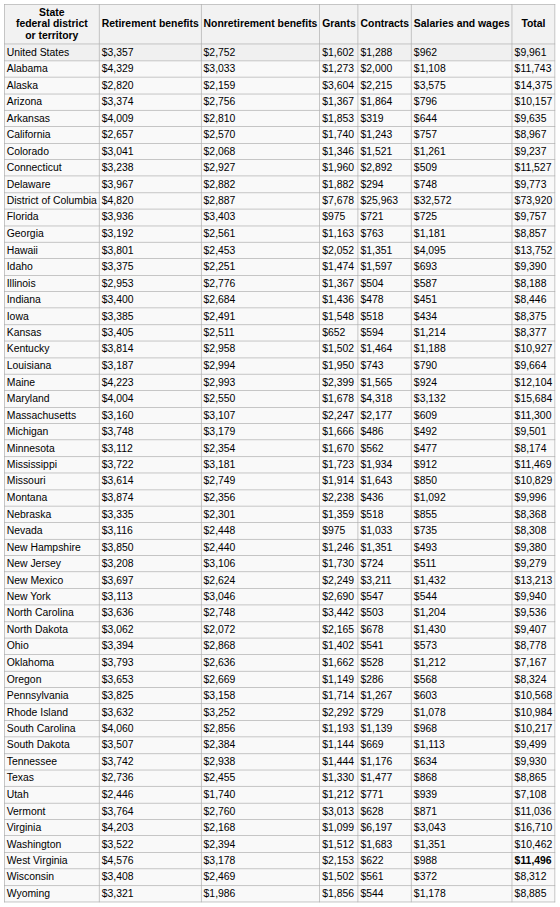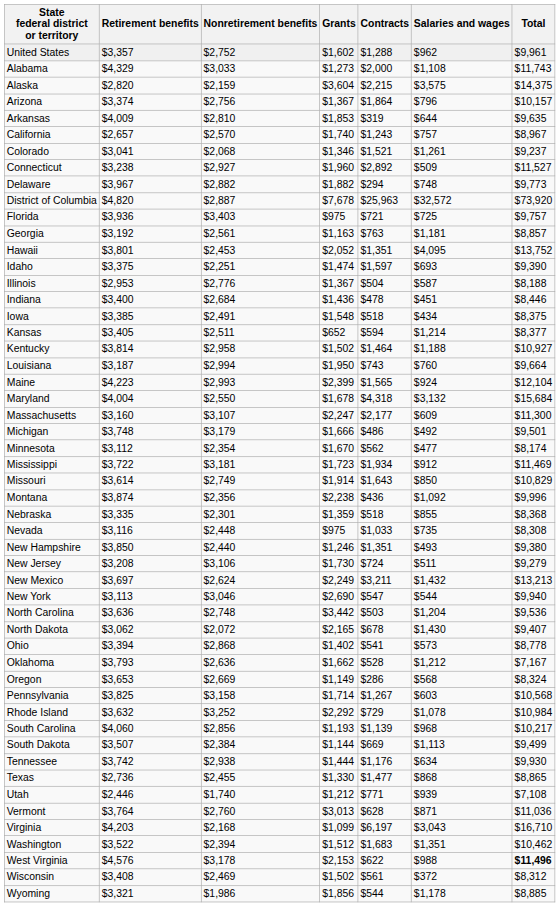(425, 366) $790 -> (425, 366) $760
